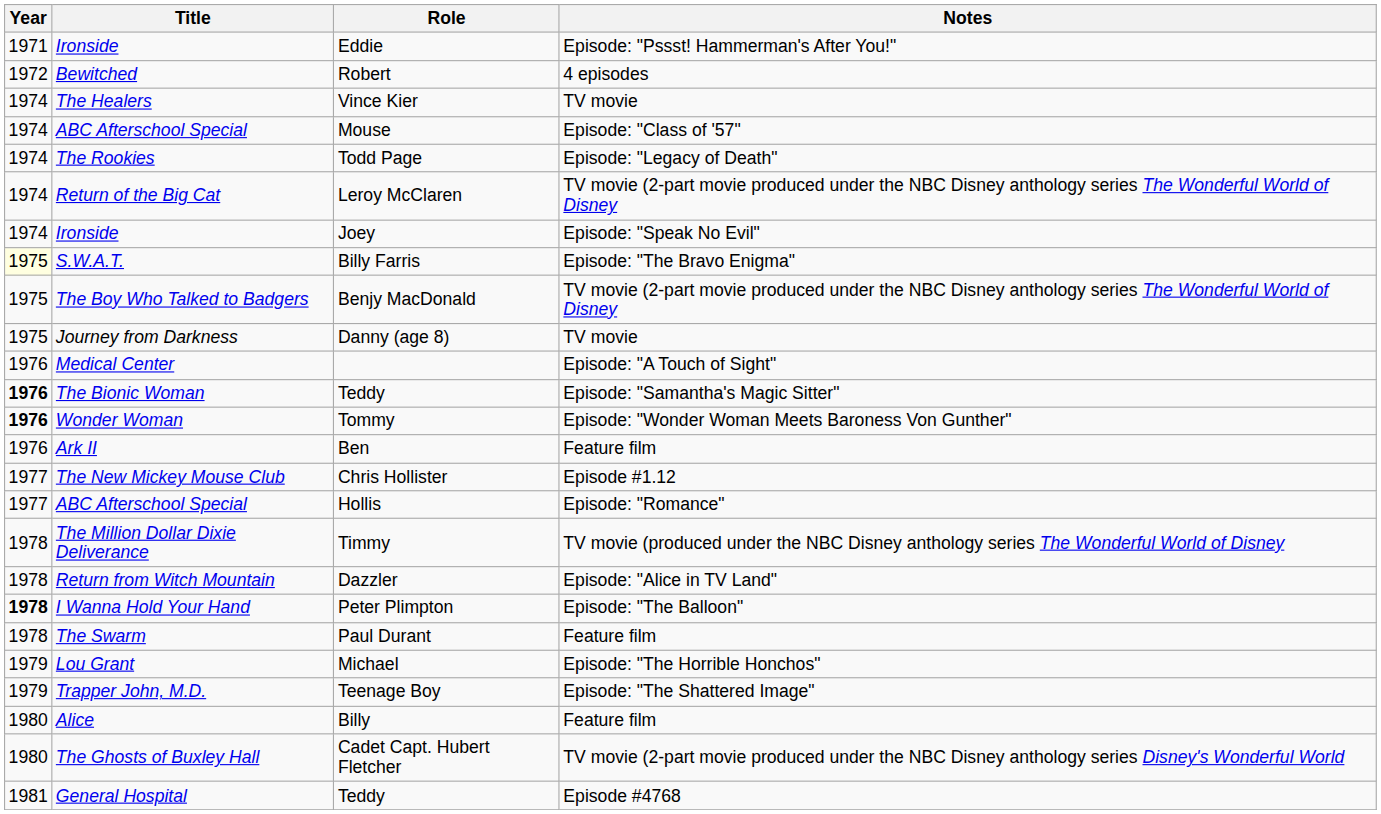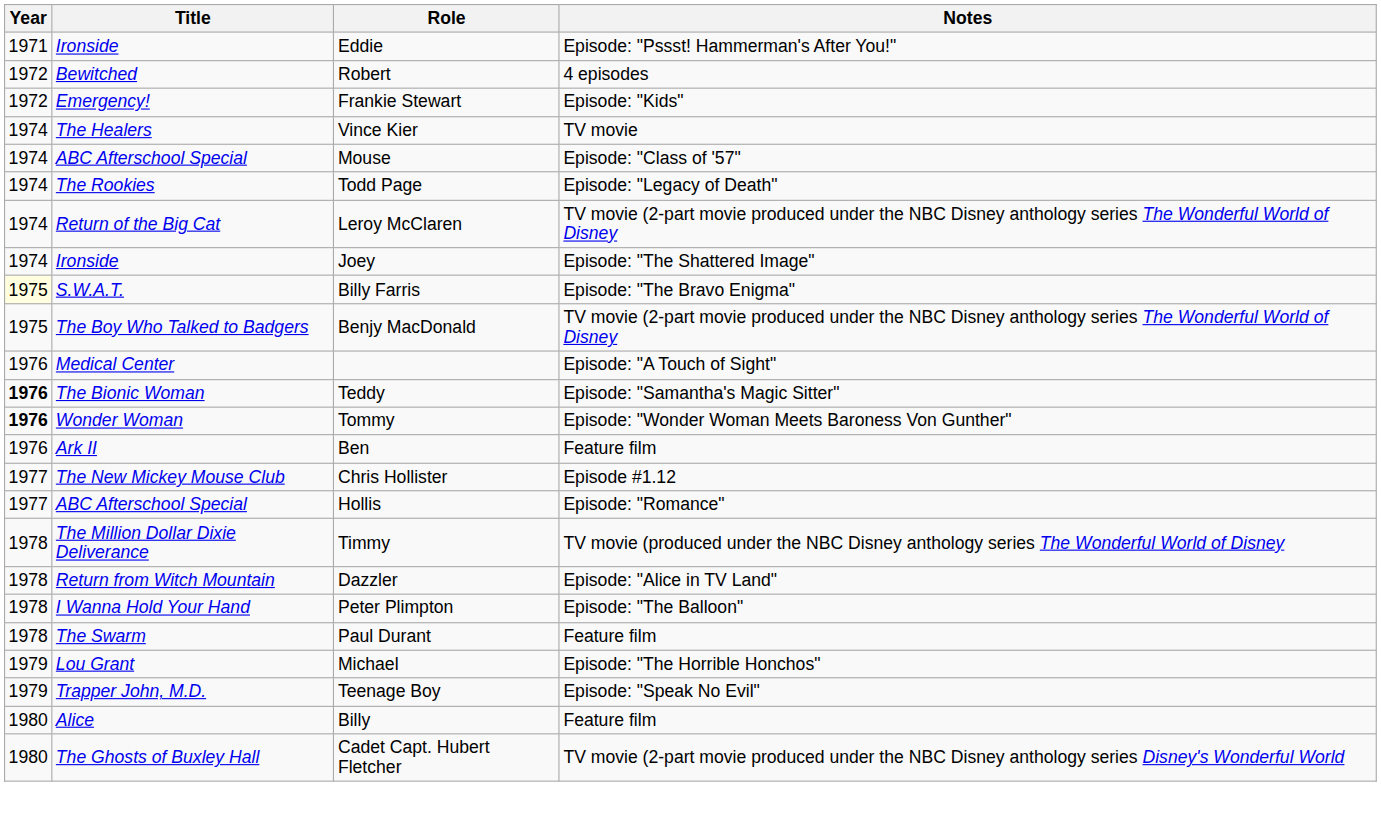+ row: (103, 102)
(662, 233) Episode: "Speak No Evil" -> (689, 261) Episode: "The Shattered Image"
- row: (147, 337)
(28, 608) bold -> (28, 608) normal
(689, 691) Episode: "The Shattered Image" -> (662, 691) Episode: "Speak No Evil"
- row: (121, 795)
